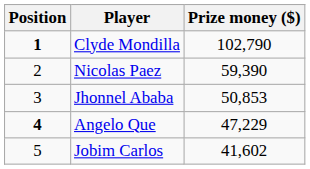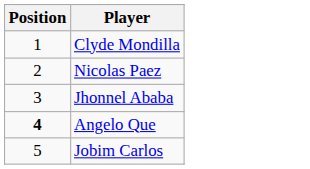- column: (244, 17)
(37, 44) bold -> (37, 44) normal
